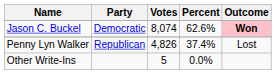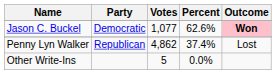(164, 28) 8,074 -> (164, 28) 1,077
(164, 45) 4,826 -> (164, 45) 4,862
